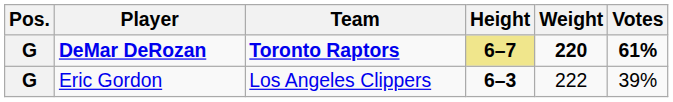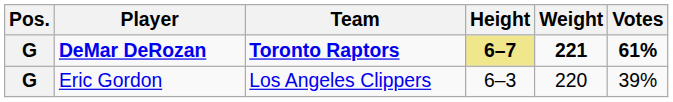(571, 50) 220 -> (571, 50) 221
(500, 81) bold -> (500, 81) normal
(571, 81) 222 -> (571, 81) 220
